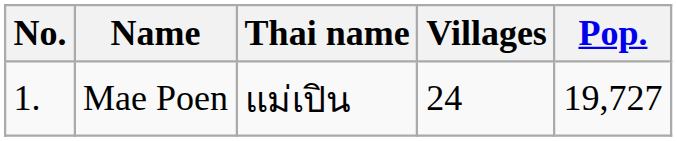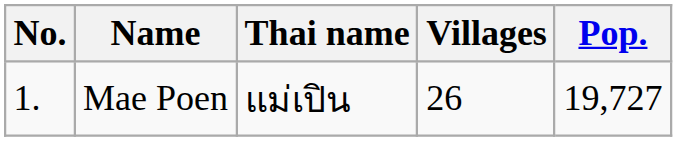(444, 98) 24 -> (444, 98) 26
